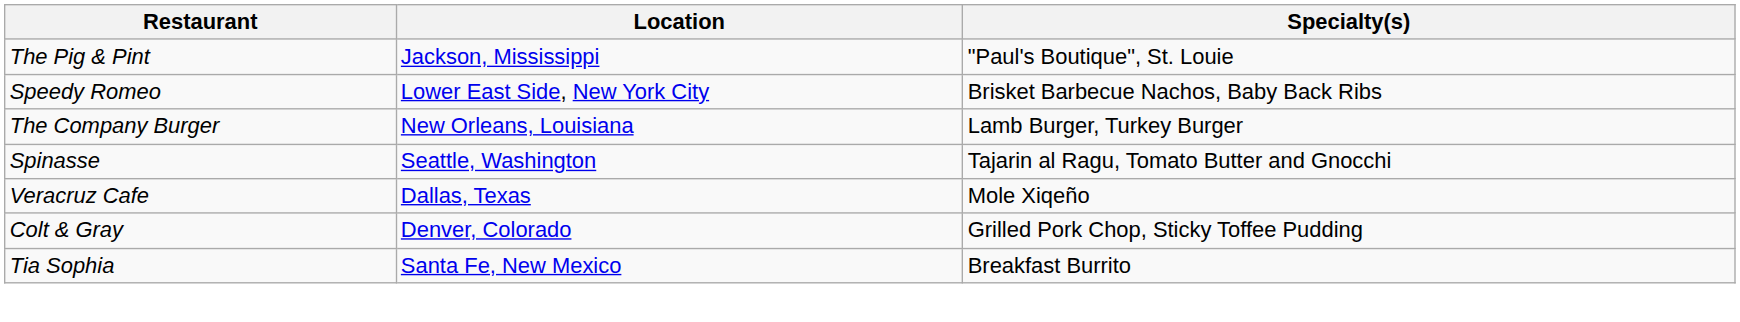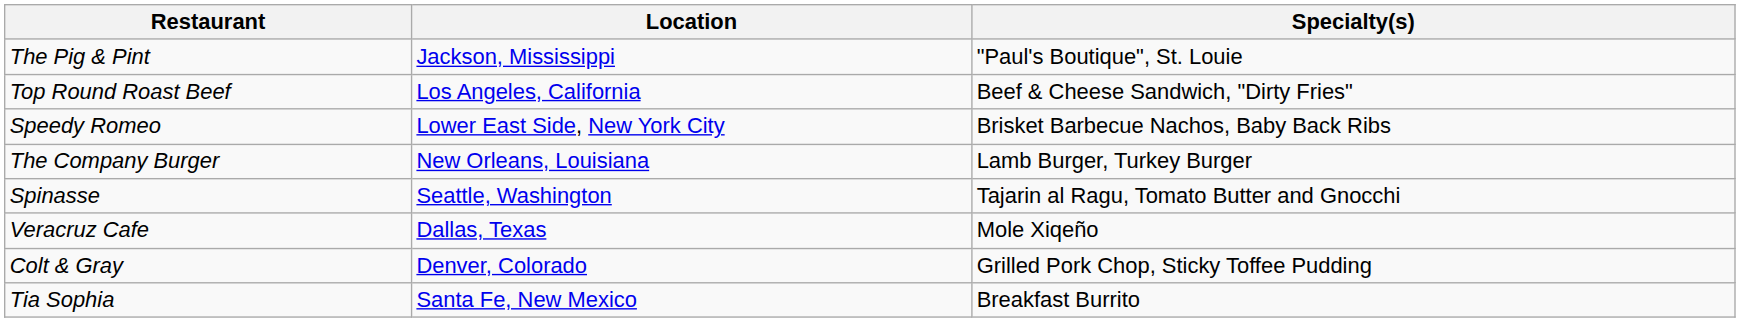+ row: (120, 91)
